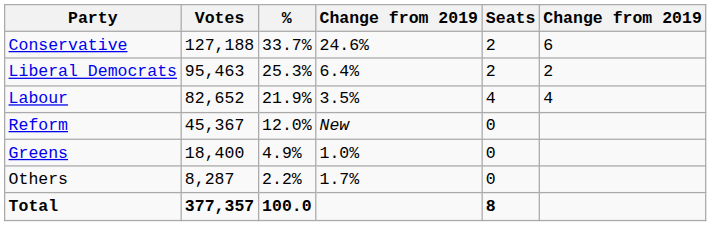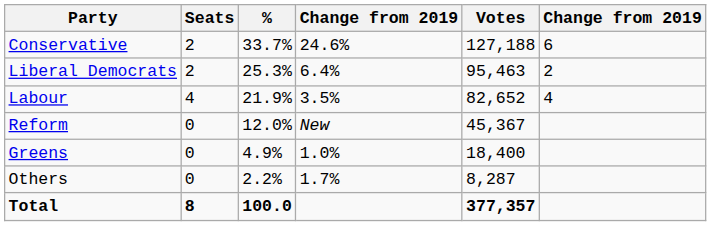columns swapped: (220, 18) <-> (511, 18)
